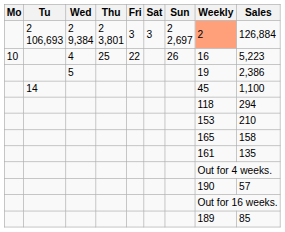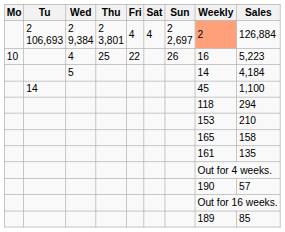(131, 34) 3 -> (131, 34) 4
(149, 34) 3 -> (149, 34) 4
(203, 72) 19 -> (203, 72) 14
(252, 72) 2,386 -> (252, 72) 4,184
